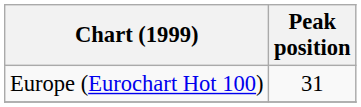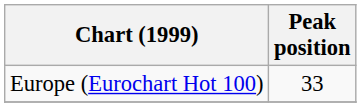(312, 83) 31 -> (312, 83) 33
